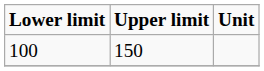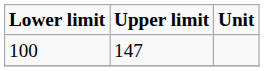(128, 50) 150 -> (128, 50) 147
